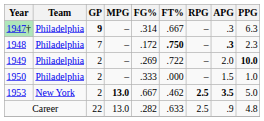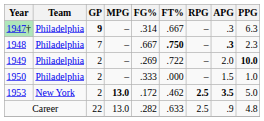(148, 44) .172 -> (148, 44) .667
(148, 92) .667 -> (148, 92) .172
